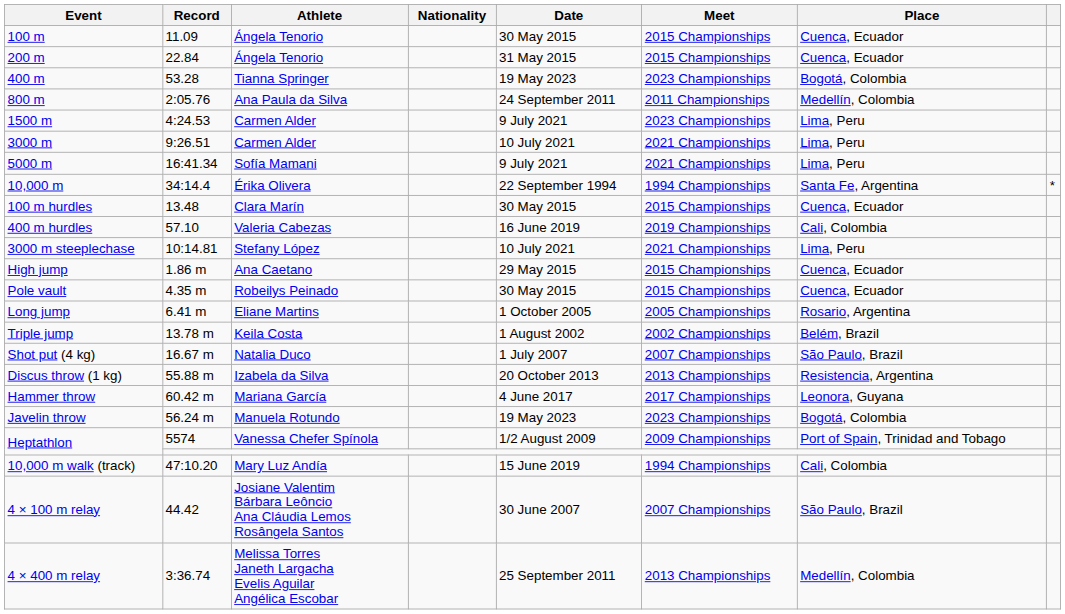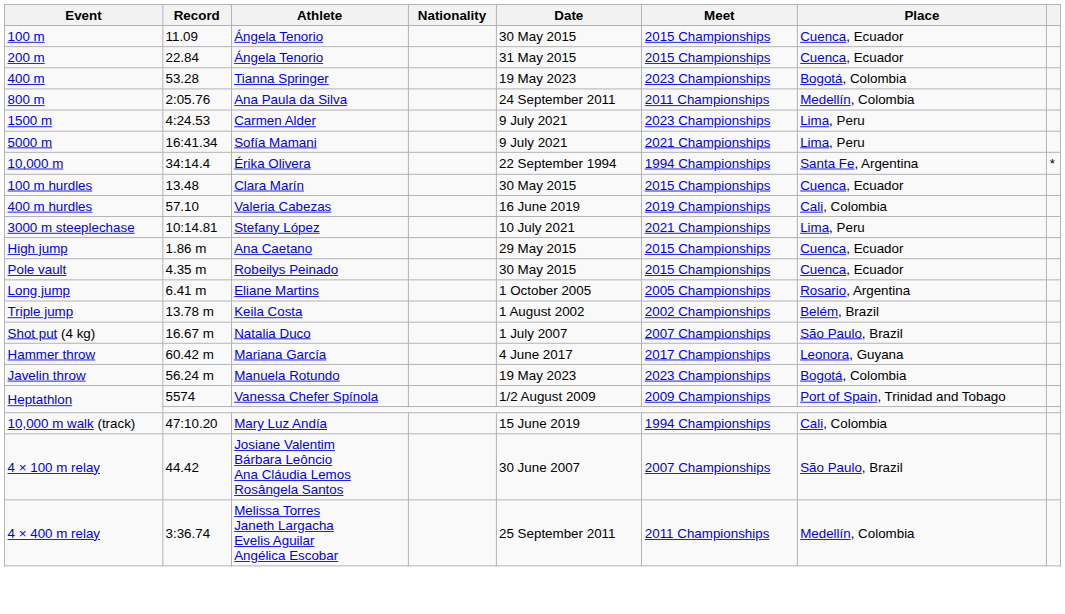- row: (30, 142)
- row: (65, 375)
(708, 576) 2013 Championships -> (707, 533) 2011 Championships
